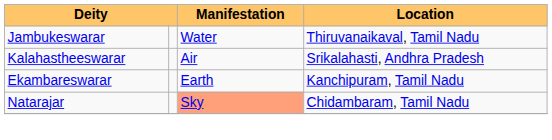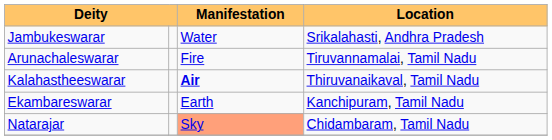(393, 37) Thiruvanaikaval, Tamil Nadu -> (395, 37) Srikalahasti, Andhra Pradesh
+ row: (63, 59)
(189, 59) normal -> (190, 80) bold
(395, 59) Srikalahasti, Andhra Pradesh -> (393, 80) Thiruvanaikaval, Tamil Nadu
